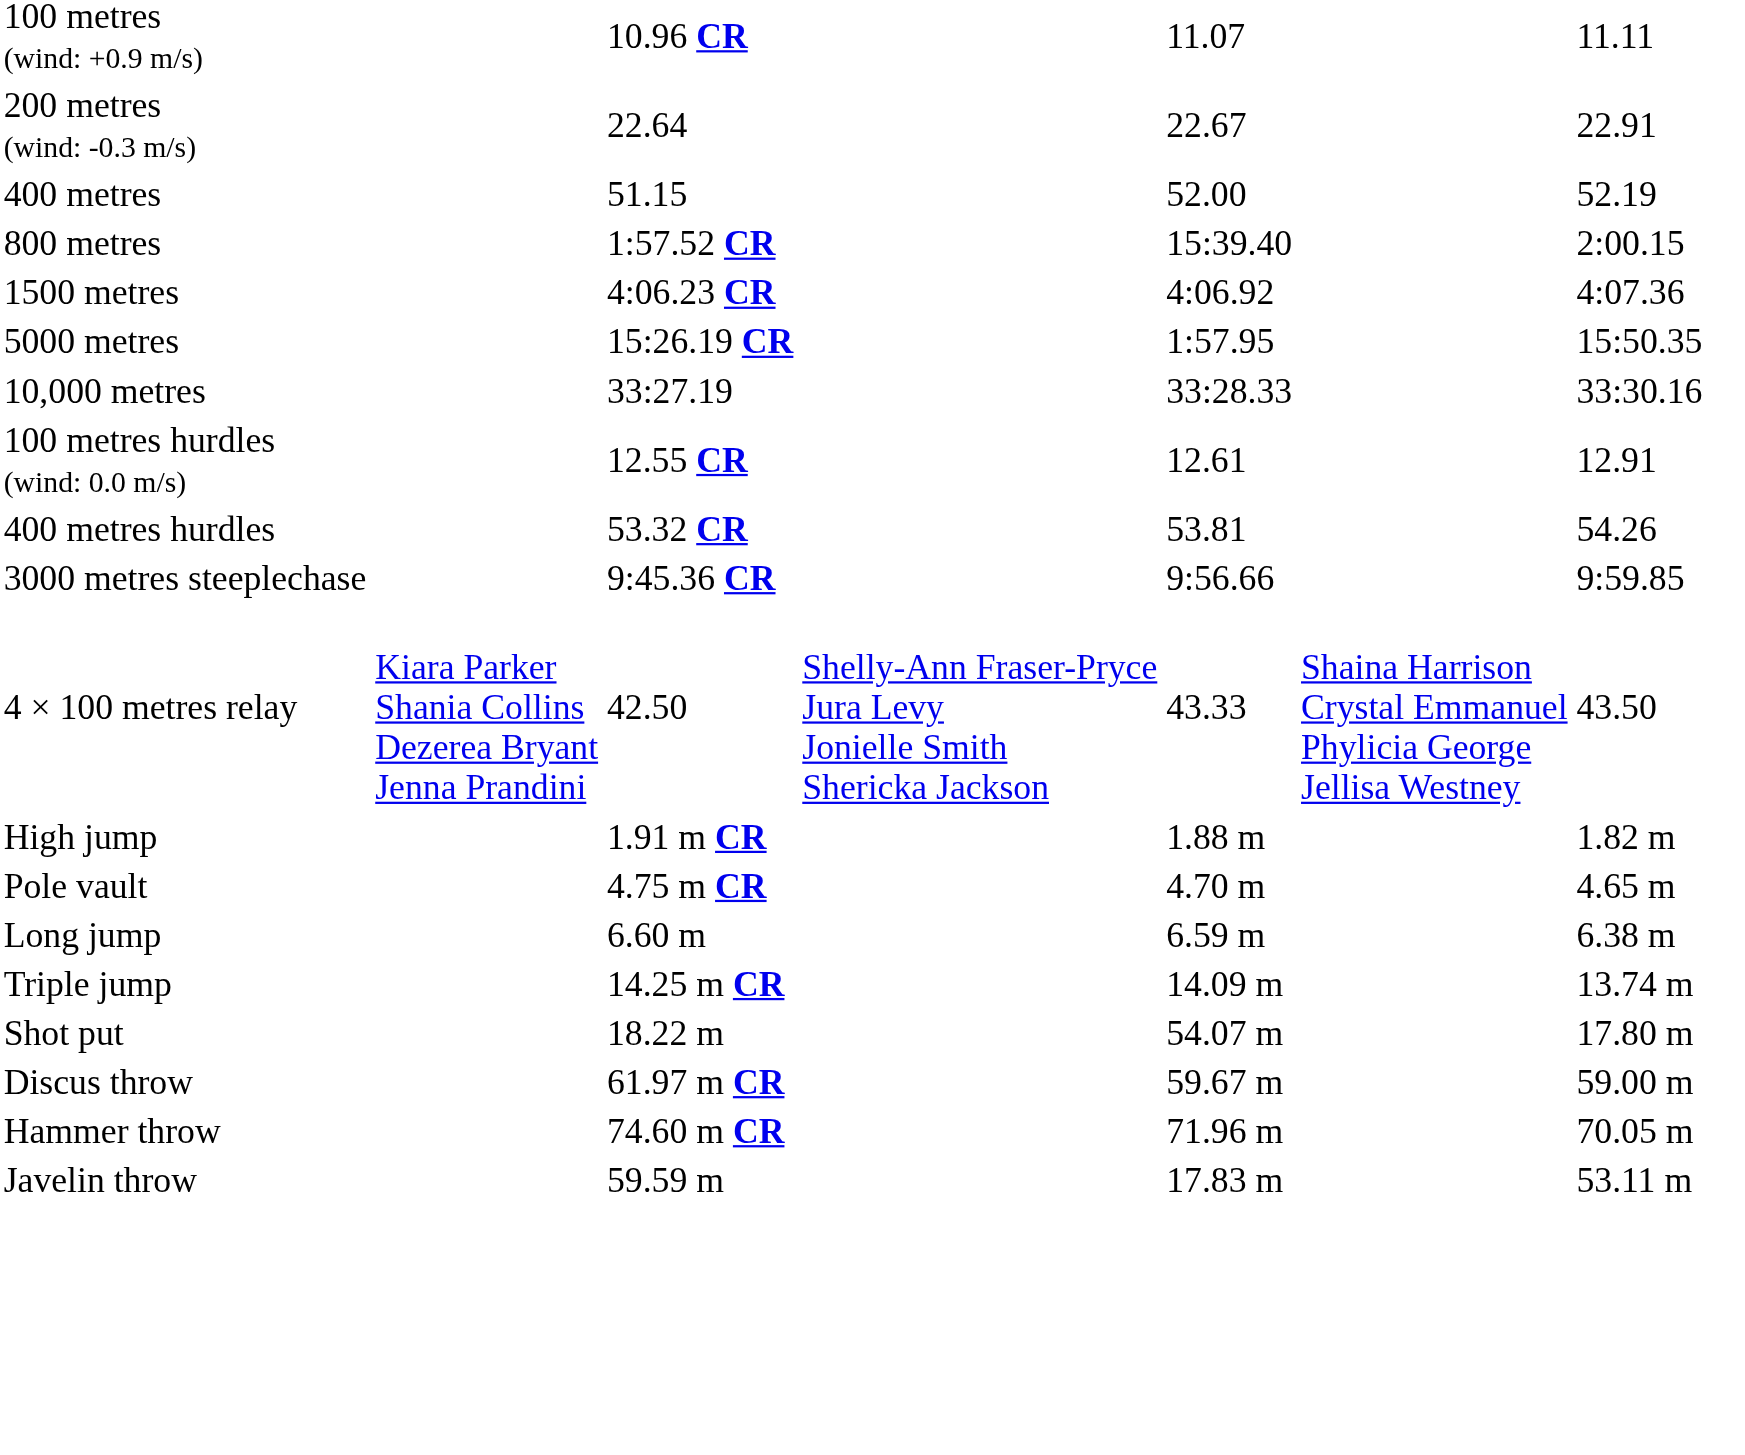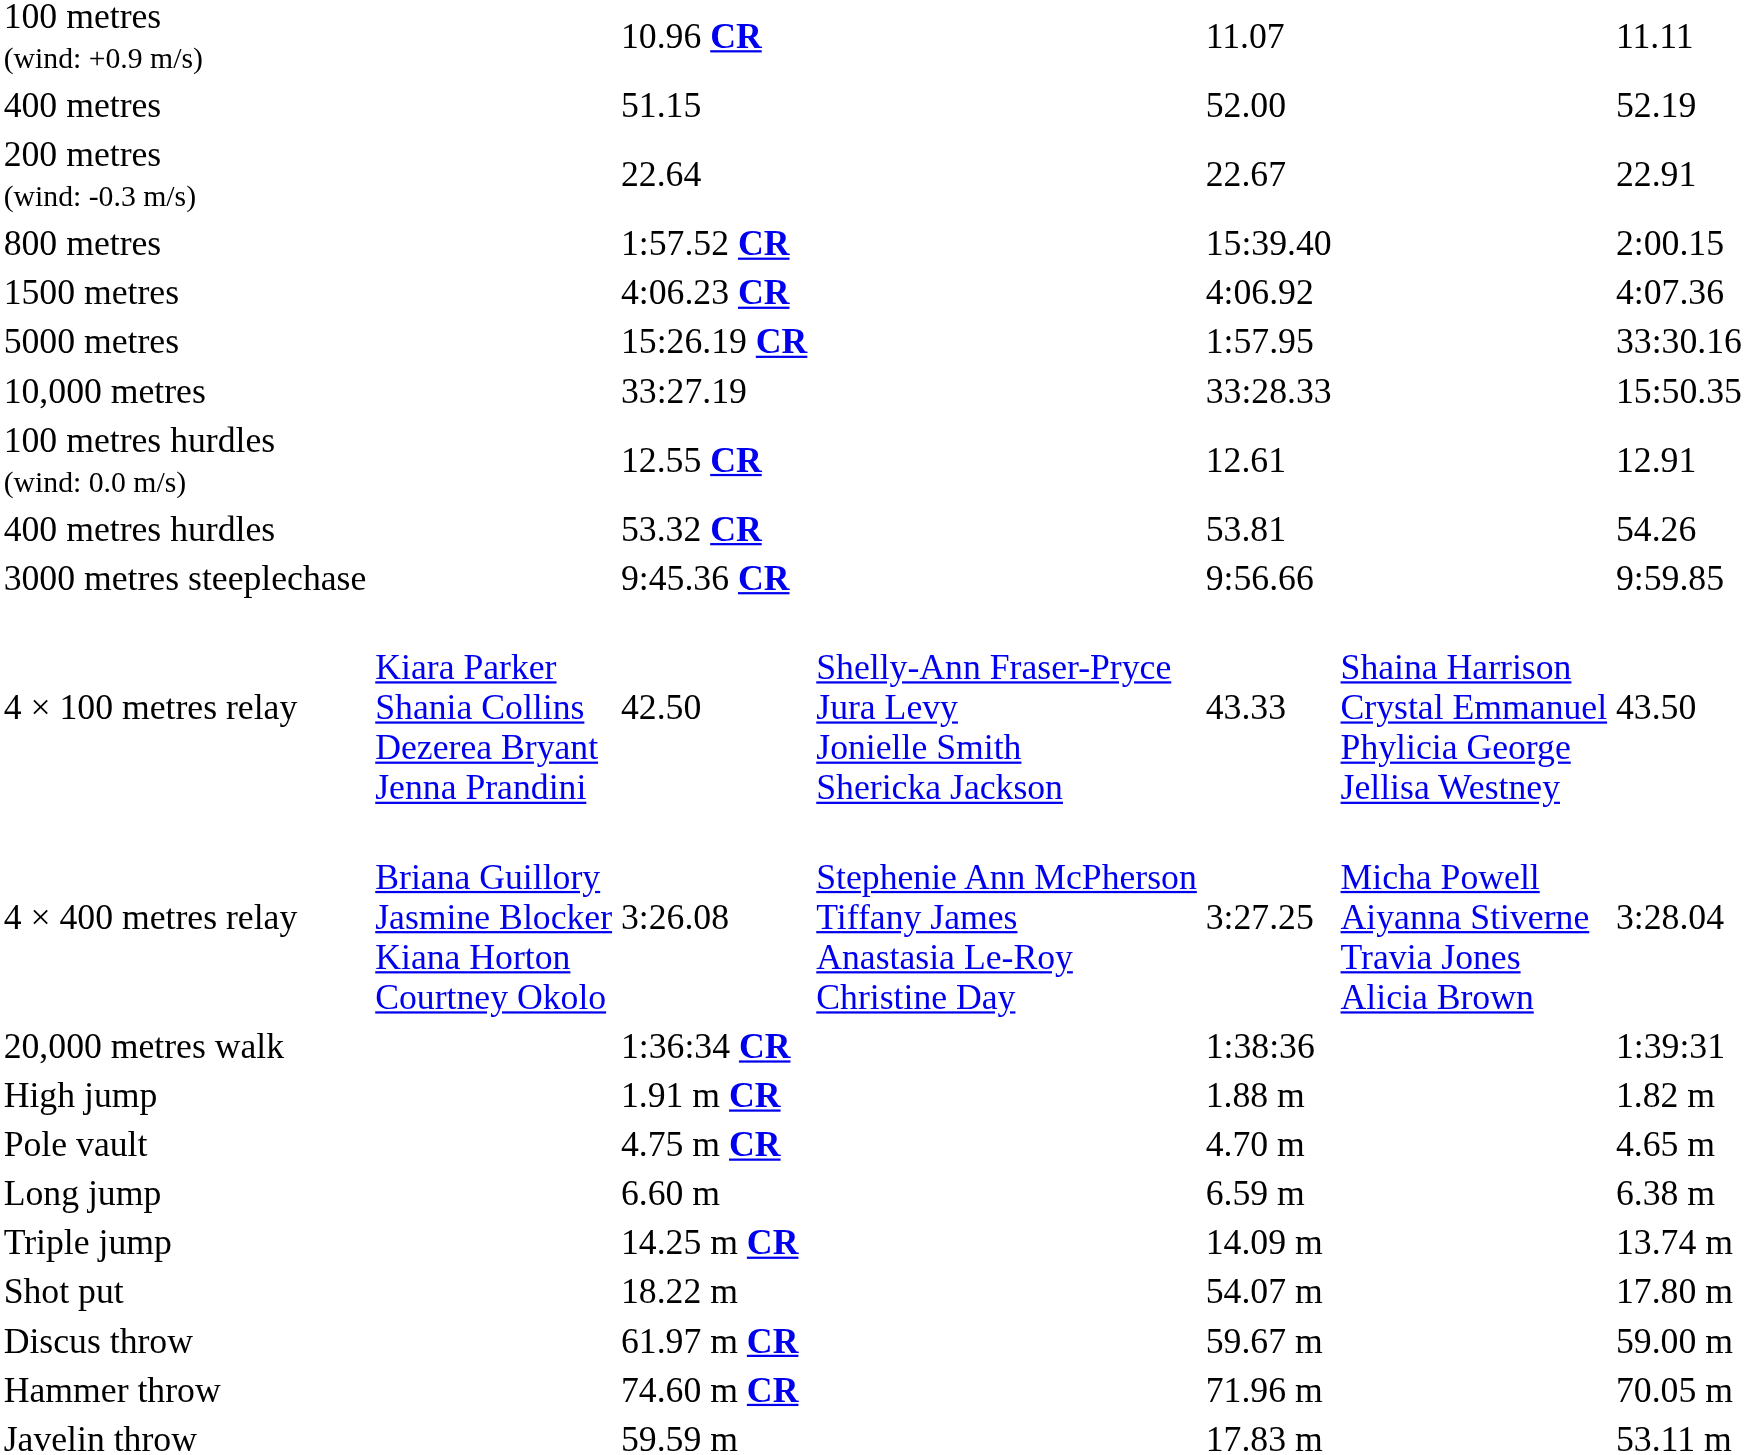rows swapped: (100, 125) <-> (82, 194)
(1639, 341) 15:50.35 -> (1679, 341) 33:30.16
(1639, 390) 33:30.16 -> (1679, 390) 15:50.35
+ row: (150, 917)
+ row: (144, 1046)
